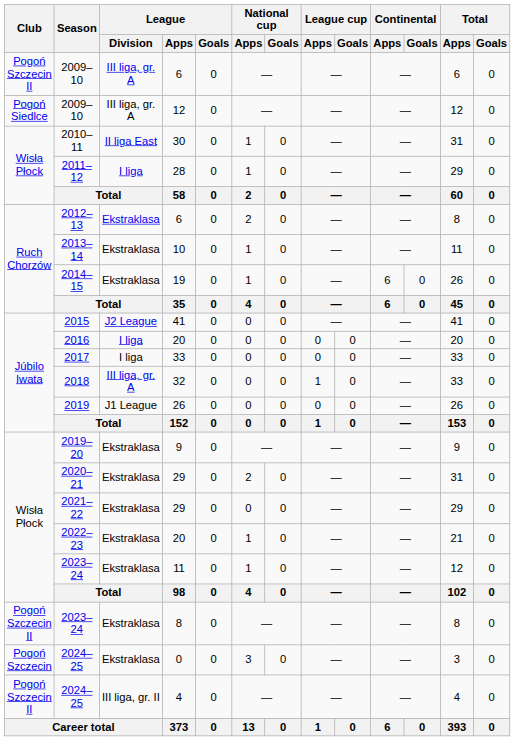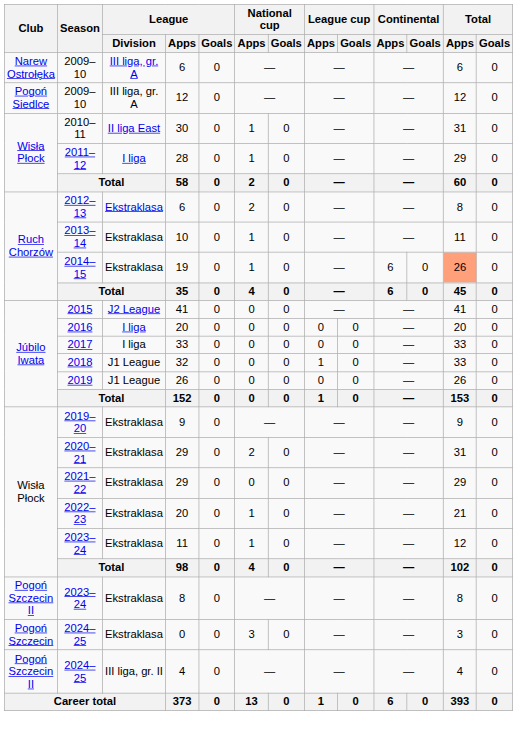(29, 74) Pogoń Szczecin II -> (31, 67) Narew Ostrołęka
(457, 280) no background -> (460, 267) lightsalmon background
(131, 381) III liga, gr. A -> (134, 362) J1 League
